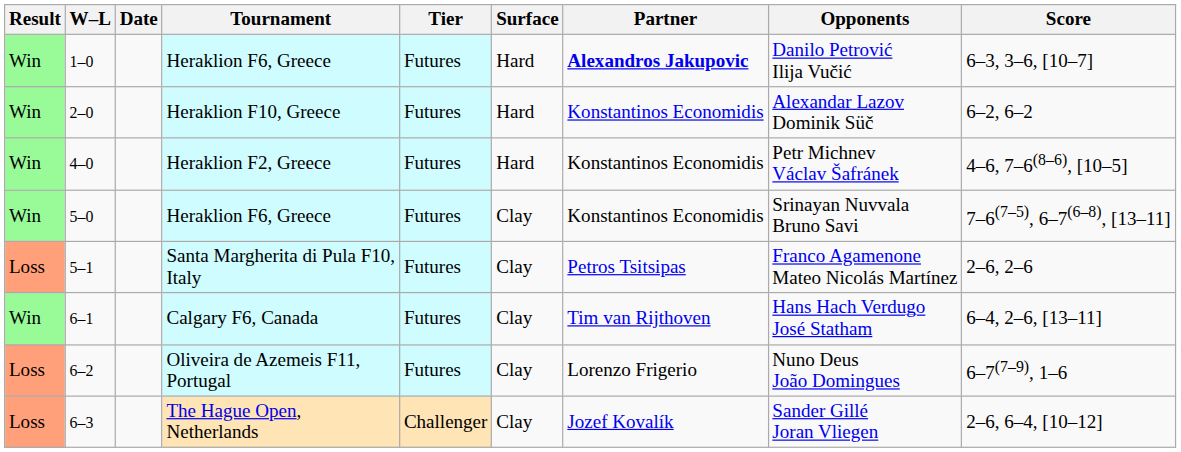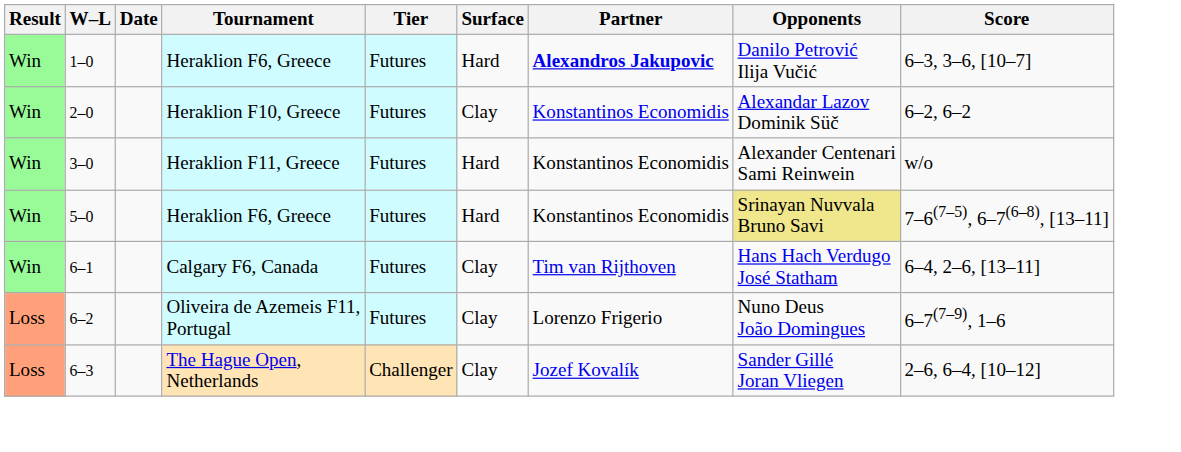(515, 112) Hard -> (479, 112) Clay
+ row: (81, 164)
- row: (81, 164)
(514, 215) Clay -> (480, 215) Hard
(841, 215) no background -> (806, 215) khaki background
- row: (81, 268)
